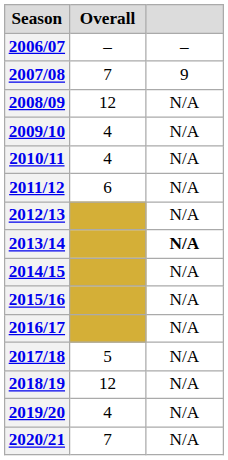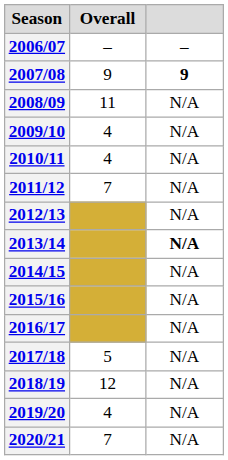(108, 74) 7 -> (108, 74) 9
(184, 74) normal -> (184, 74) bold
(108, 102) 12 -> (108, 102) 11
(108, 187) 6 -> (108, 187) 7
